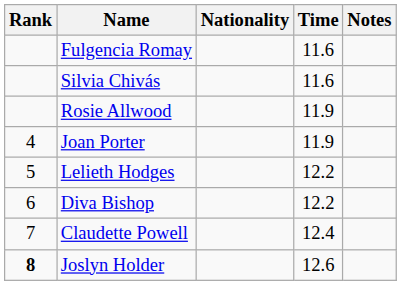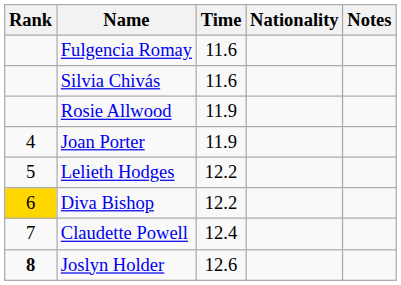columns swapped: (245, 19) <-> (318, 19)
(31, 203) no background -> (31, 203) gold background
